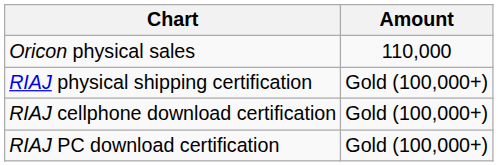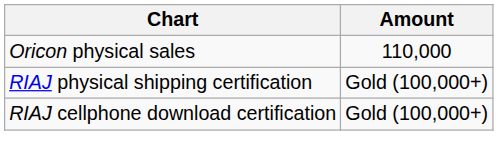- row: (144, 144)
